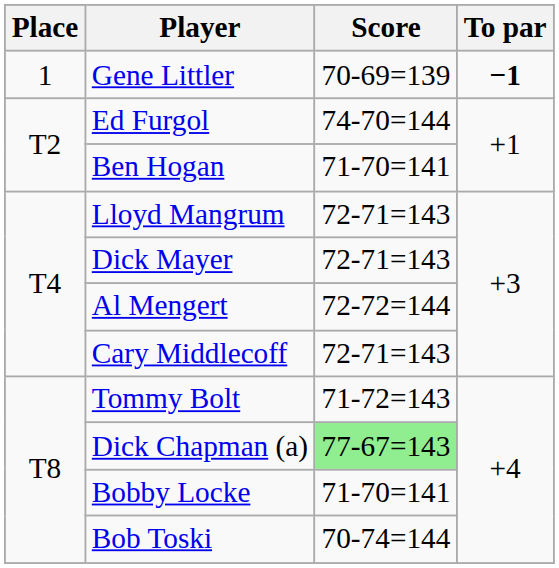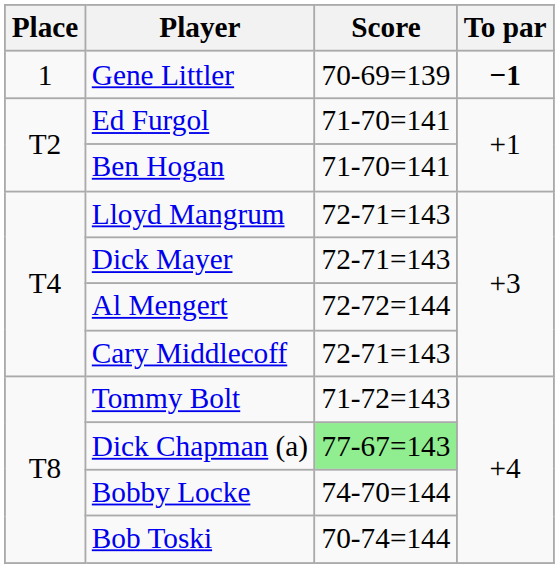(386, 120) 74-70=144 -> (386, 120) 71-70=141
(386, 492) 71-70=141 -> (386, 492) 74-70=144
